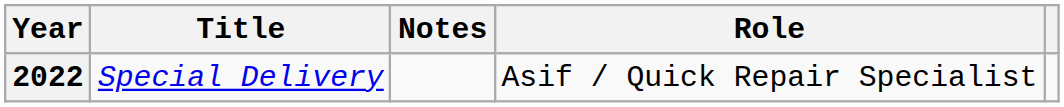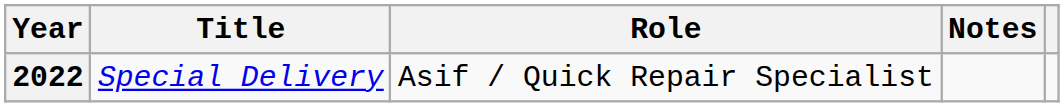columns swapped: (769, 29) <-> (443, 29)
